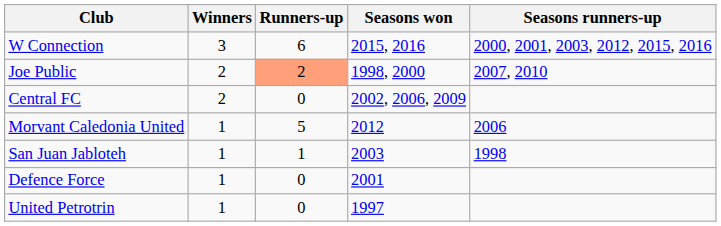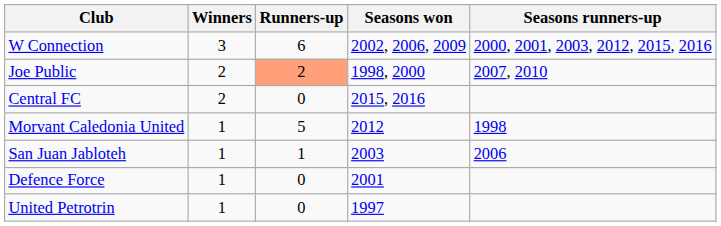(388, 45) 2015, 2016 -> (409, 45) 2002, 2006, 2009
(409, 99) 2002, 2006, 2009 -> (388, 99) 2015, 2016
(490, 126) 2006 -> (490, 126) 1998
(490, 153) 1998 -> (490, 153) 2006
